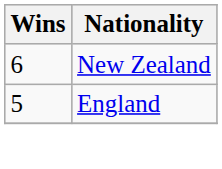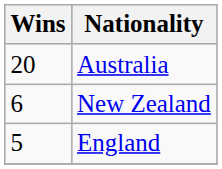+ row: (123, 63)
